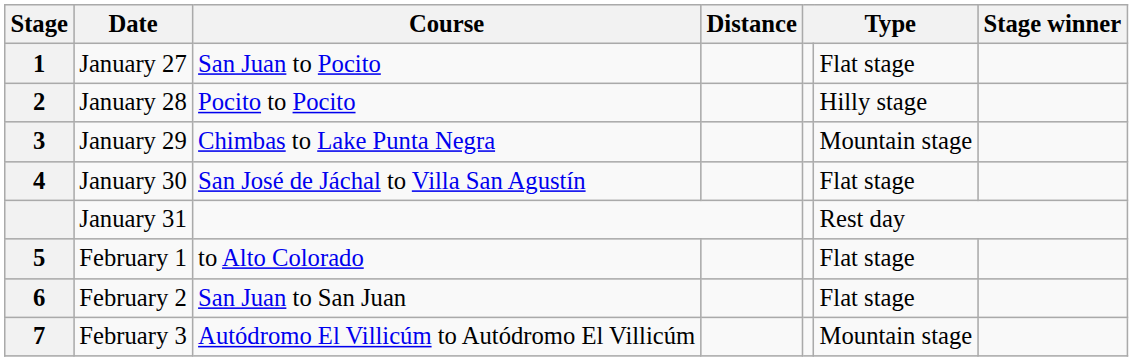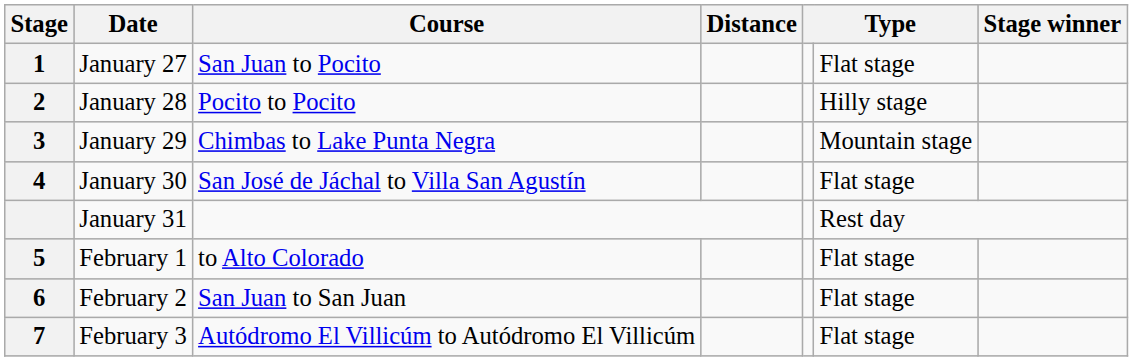(896, 336) Mountain stage -> (867, 336) Flat stage
